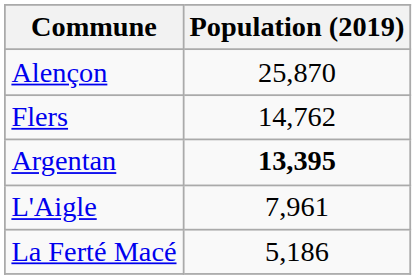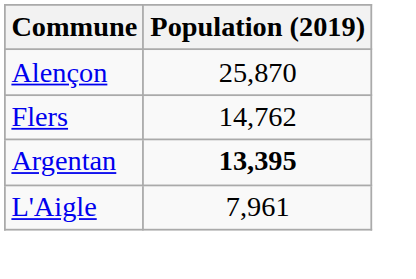- row: (94, 251)
